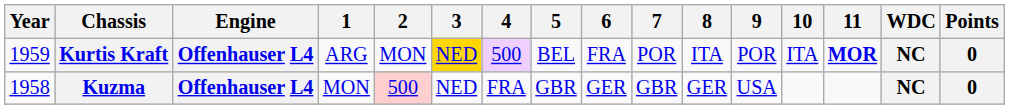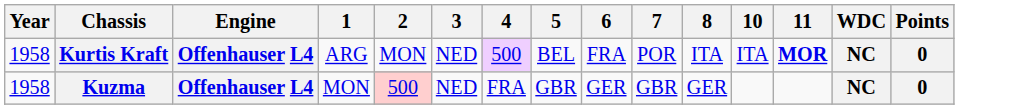- column: (757, 21)
(30, 54) 1959 -> (30, 54) 1958
(457, 54) gold background -> (457, 54) no background
